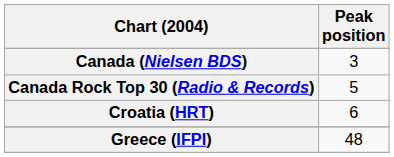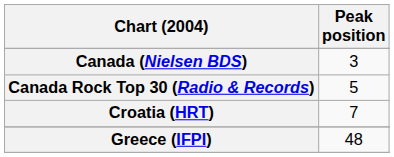(354, 113) 6 -> (354, 113) 7
